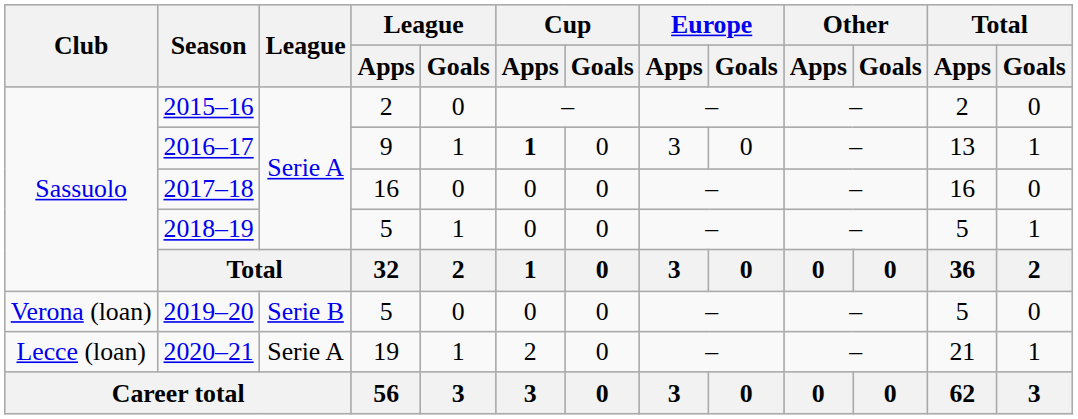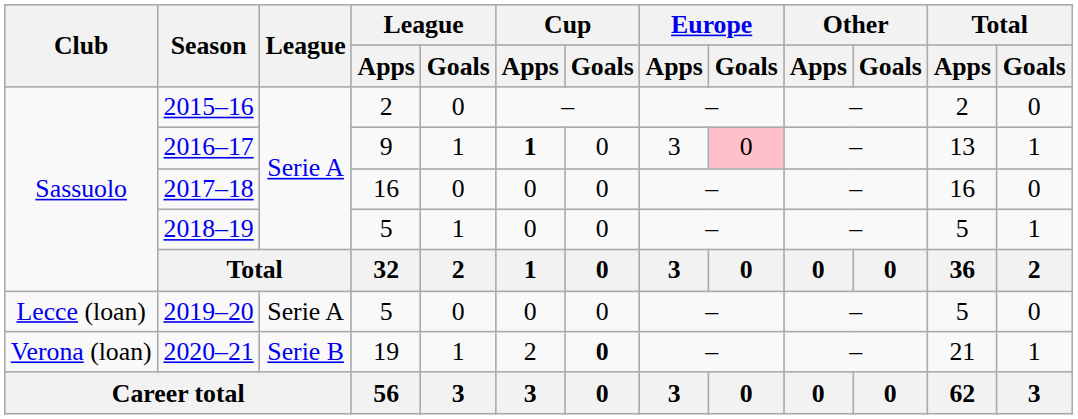(746, 147) no background -> (746, 147) pink background
(81, 310) Verona (loan) -> (81, 310) Lecce (loan)
(306, 310) Serie B -> (306, 310) Serie A
(81, 351) Lecce (loan) -> (81, 351) Verona (loan)
(306, 351) Serie A -> (306, 351) Serie B
(602, 351) normal -> (602, 351) bold
